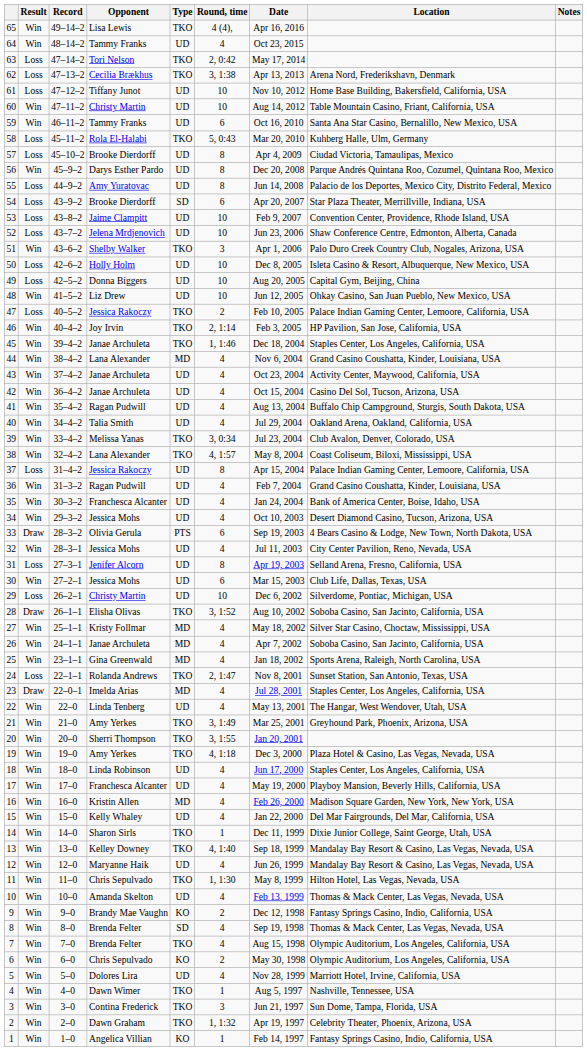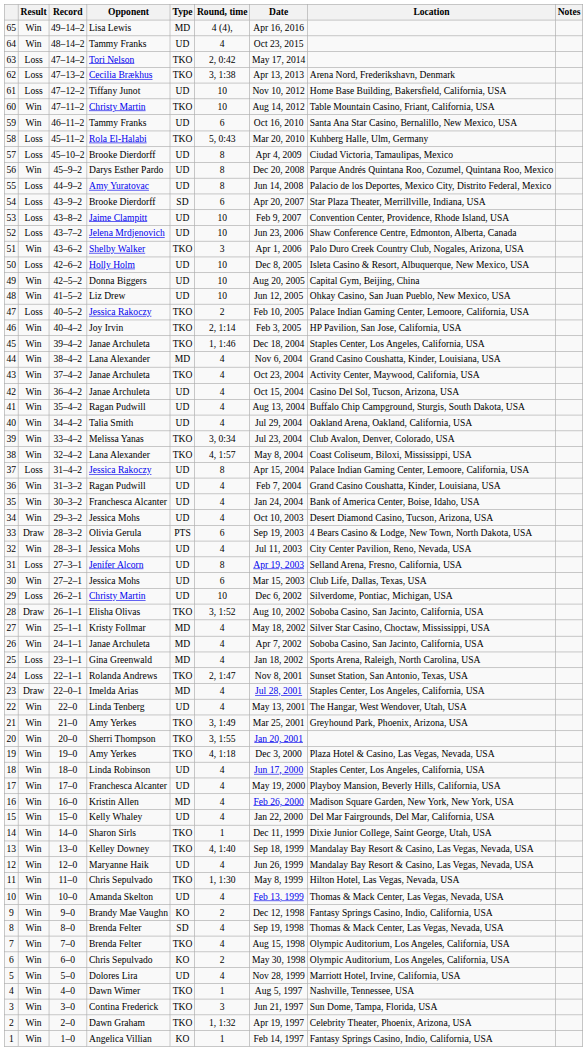(182, 28) TKO -> (182, 28) MD
(182, 107) UD -> (182, 107) TKO
(34, 281) Loss -> (34, 281) Win
(182, 375) UD -> (182, 375) TKO
(34, 659) Win -> (34, 659) Loss
